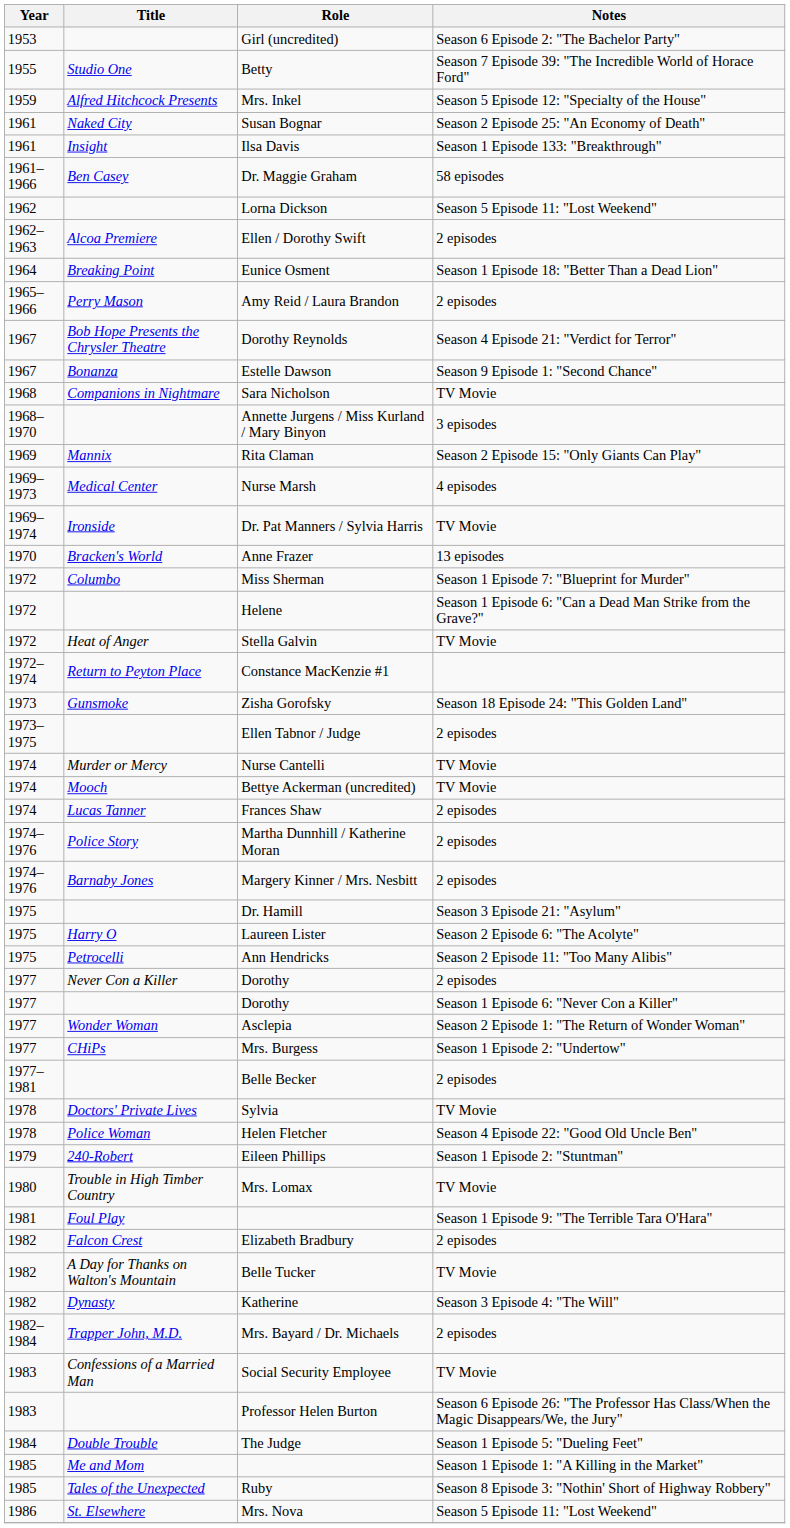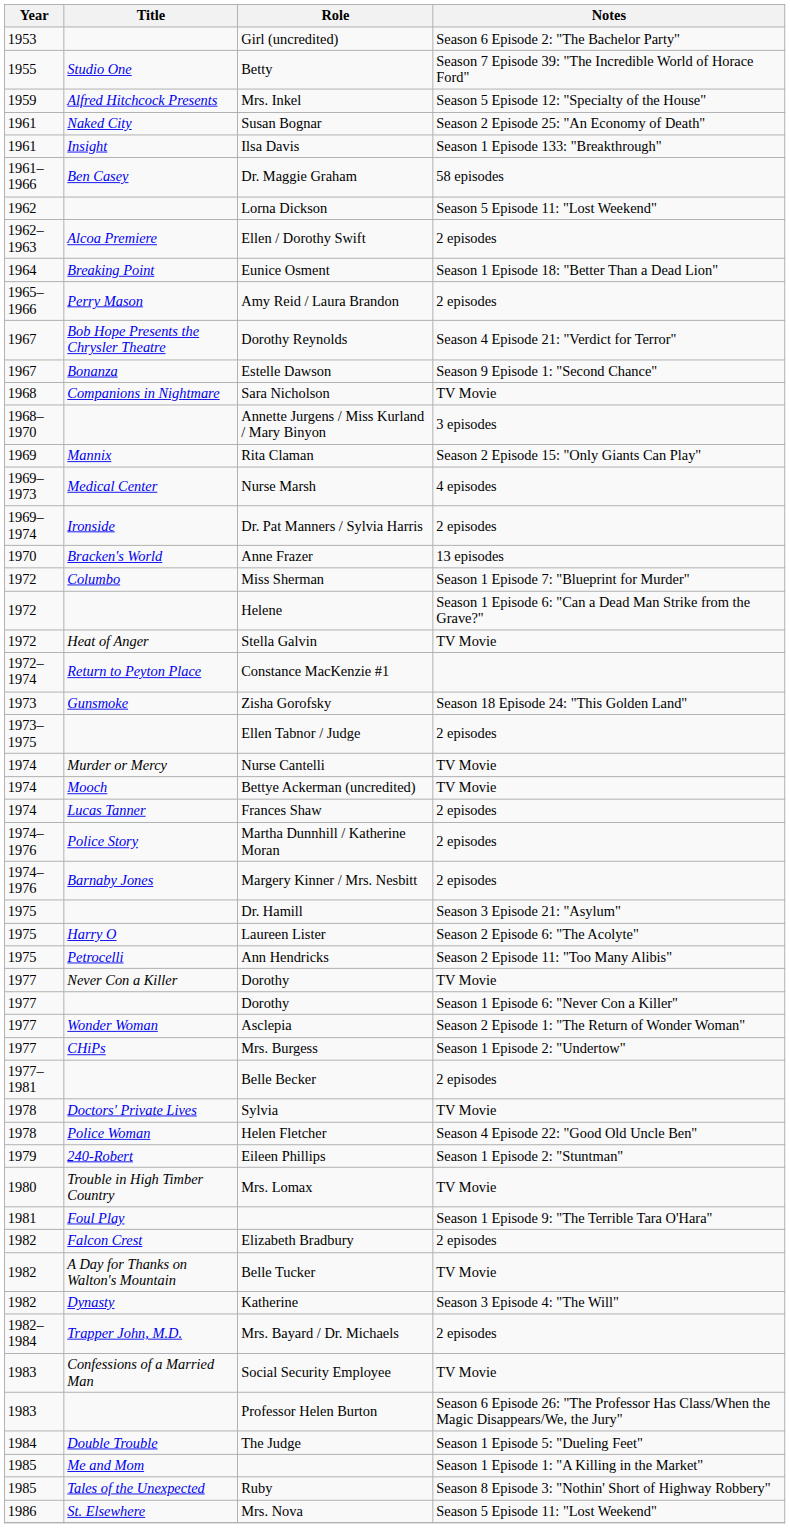(466, 525) TV Movie -> (466, 525) 2 episodes
(466, 980) 2 episodes -> (466, 980) TV Movie
